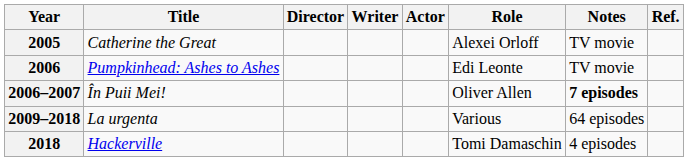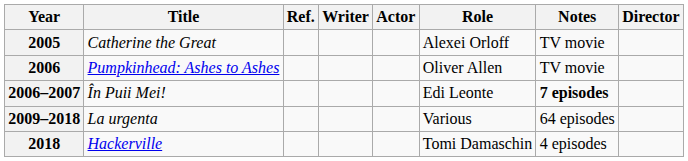columns swapped: (315, 17) <-> (666, 17)
(488, 67) Edi Leonte -> (463, 67) Oliver Allen
(492, 93) Oliver Allen -> (458, 93) Edi Leonte
